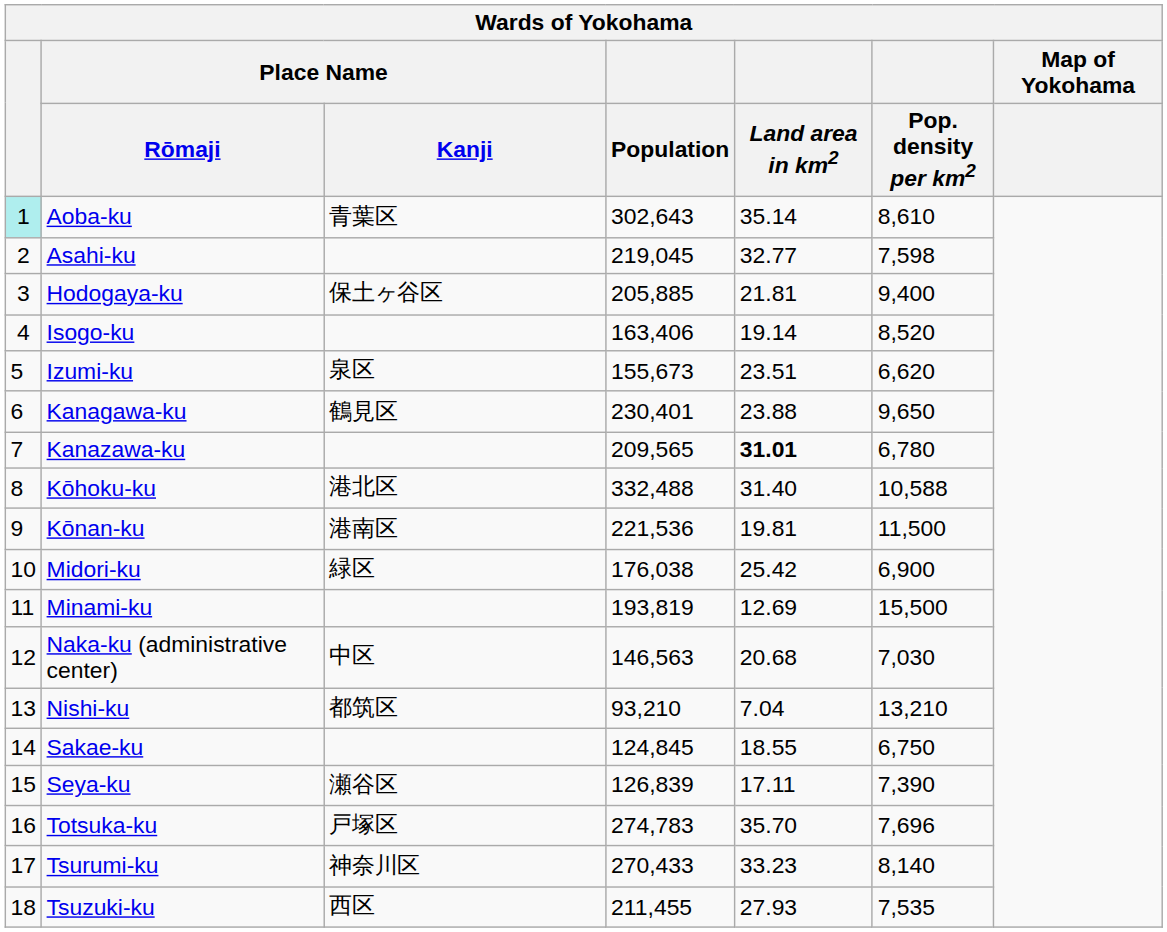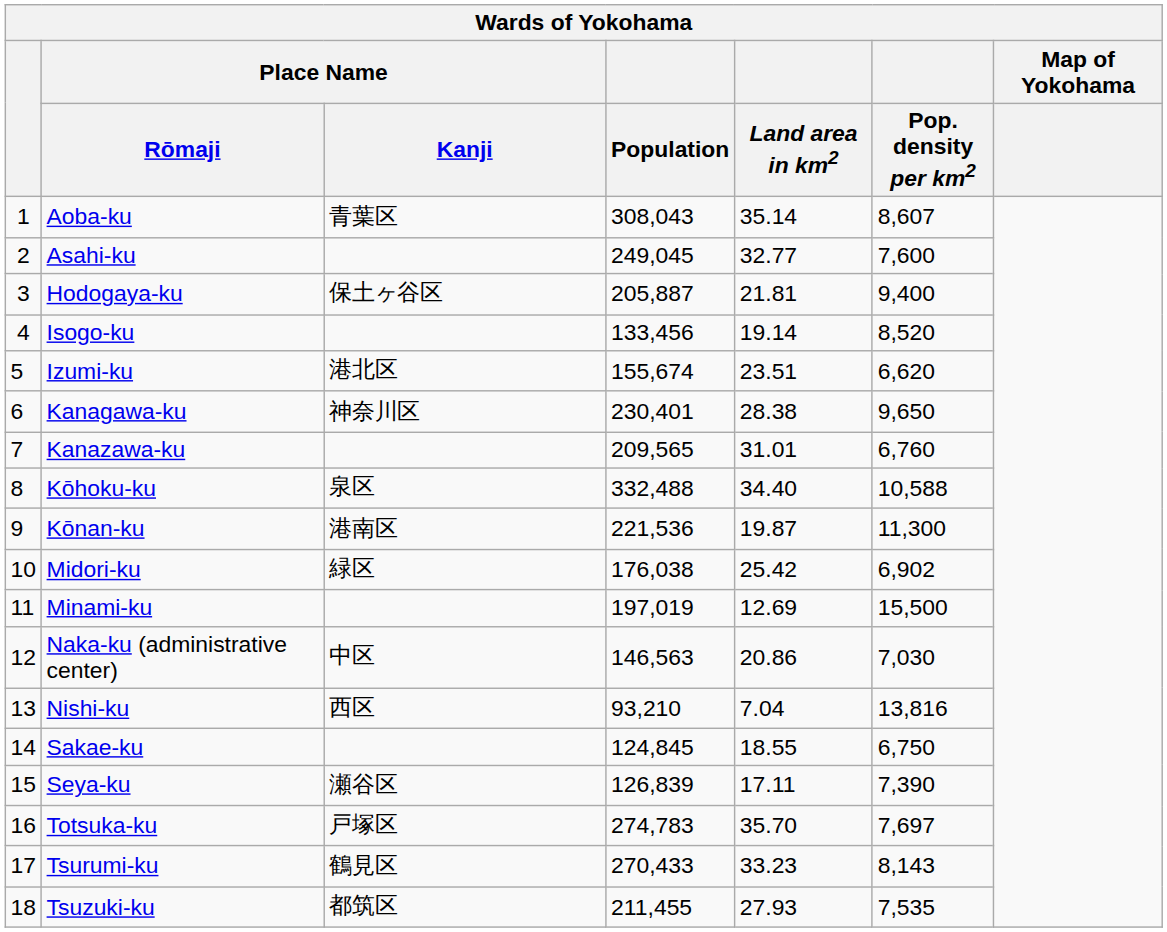(23, 217) paleturquoise background -> (23, 217) no background
(652, 217) 302,643 -> (652, 217) 308,043
(906, 217) 8,610 -> (906, 217) 8,607
(652, 255) 219,045 -> (652, 255) 249,045
(906, 255) 7,598 -> (906, 255) 7,600
(652, 293) 205,885 -> (652, 293) 205,887
(652, 332) 163,406 -> (652, 332) 133,456
(352, 370) 泉区 -> (363, 370) 港北区
(652, 370) 155,673 -> (652, 370) 155,674
(363, 410) 鶴見区 -> (375, 410) 神奈川区
(768, 411) 23.88 -> (768, 411) 28.38
(768, 449) bold -> (768, 449) normal
(906, 449) 6,780 -> (906, 449) 6,760
(363, 487) 港北区 -> (352, 487) 泉区
(768, 488) 31.40 -> (768, 488) 34.40
(768, 528) 19.81 -> (768, 528) 19.87
(912, 528) 11,500 -> (912, 528) 11,300
(906, 569) 6,900 -> (906, 569) 6,902
(652, 607) 193,819 -> (652, 607) 197,019
(768, 656) 20.68 -> (768, 656) 20.86
(363, 707) 都筑区 -> (352, 707) 西区
(913, 708) 13,210 -> (913, 708) 13,816
(906, 825) 7,696 -> (906, 825) 7,697
(375, 865) 神奈川区 -> (363, 865) 鶴見区
(906, 866) 8,140 -> (906, 866) 8,143
(352, 906) 西区 -> (363, 906) 都筑区
